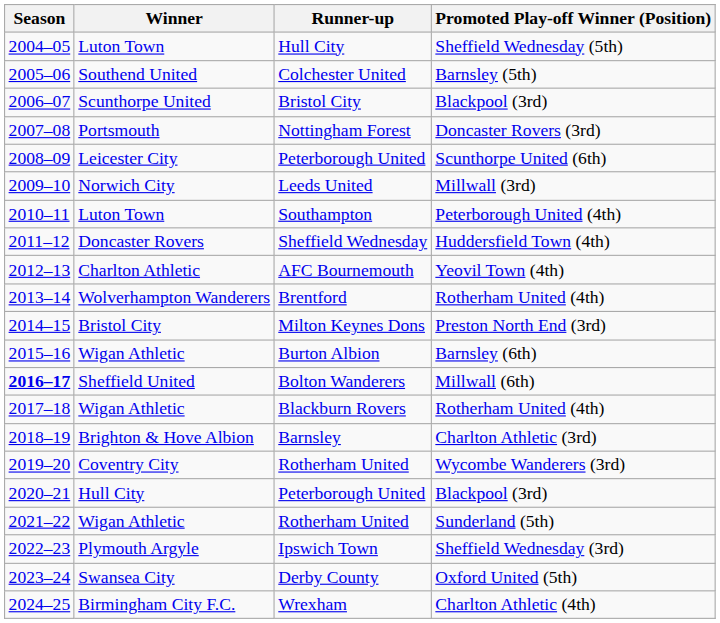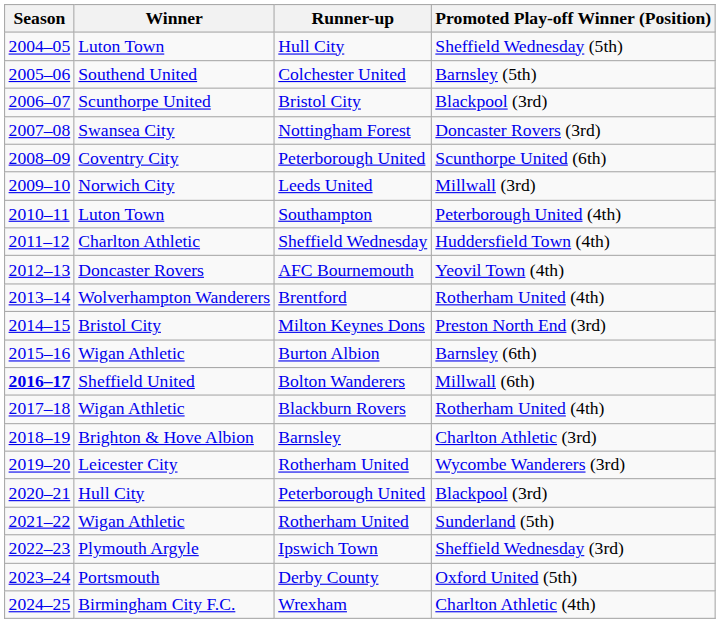(119, 130) Portsmouth -> (126, 130) Swansea City
(128, 158) Leicester City -> (128, 158) Coventry City
(141, 241) Doncaster Rovers -> (139, 241) Charlton Athletic
(139, 269) Charlton Athletic -> (141, 269) Doncaster Rovers
(128, 465) Coventry City -> (128, 465) Leicester City
(126, 576) Swansea City -> (119, 576) Portsmouth
